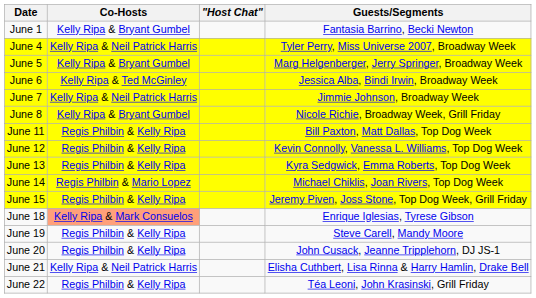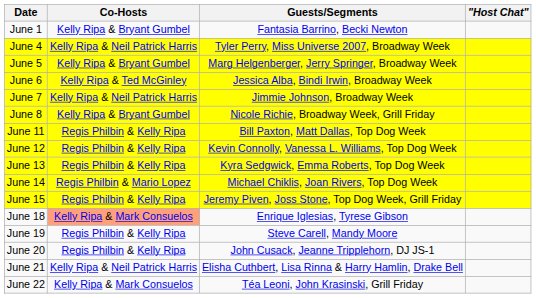columns swapped: (232, 13) <-> (398, 13)
(123, 285) Regis Philbin & Kelly Ripa -> (123, 285) Kelly Ripa & Mark Consuelos
